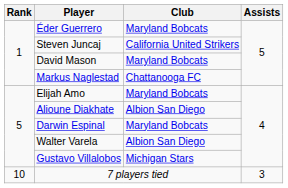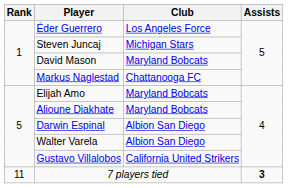(167, 28) Maryland Bobcats -> (168, 28) Los Angeles Force
(182, 45) California United Strikers -> (160, 45) Michigan Stars
(165, 110) Albion San Diego -> (167, 110) Maryland Bobcats
(167, 126) Maryland Bobcats -> (165, 126) Albion San Diego
(160, 158) Michigan Stars -> (182, 158) California United Strikers
(19, 175) 10 -> (19, 175) 11
(262, 175) normal -> (262, 175) bold
